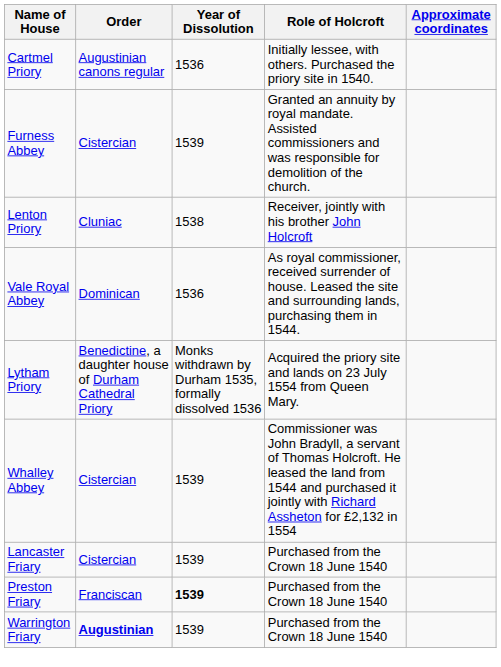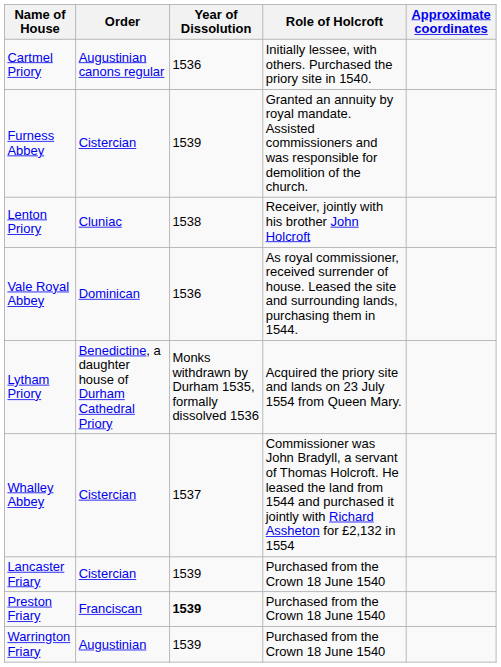(189, 480) 1539 -> (187, 495) 1537
(116, 629) bold -> (113, 644) normal
